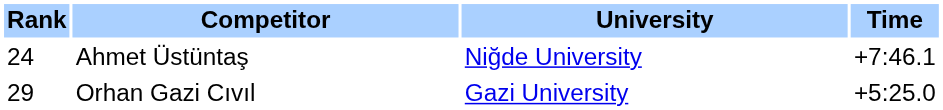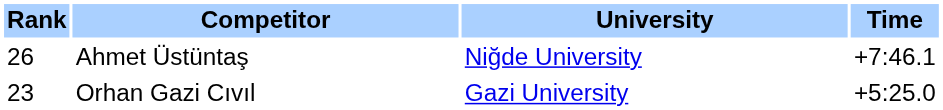(21, 56) 24 -> (21, 56) 26
(21, 93) 29 -> (21, 93) 23
